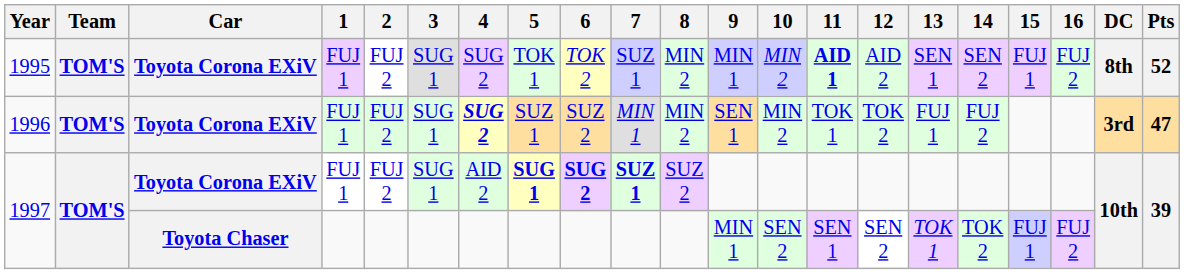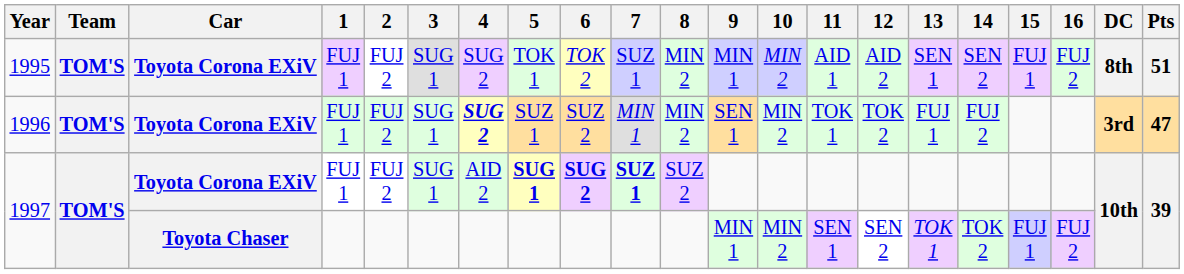(832, 67) bold -> (832, 67) normal
(1161, 67) 52 -> (1161, 67) 51
(782, 239) SEN 2 -> (782, 239) MIN 2
